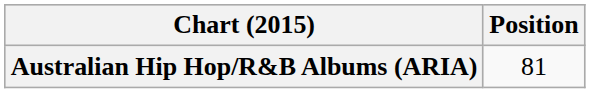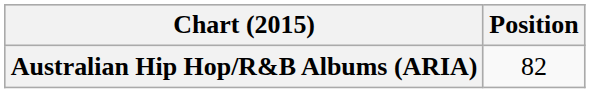(534, 66) 81 -> (534, 66) 82
